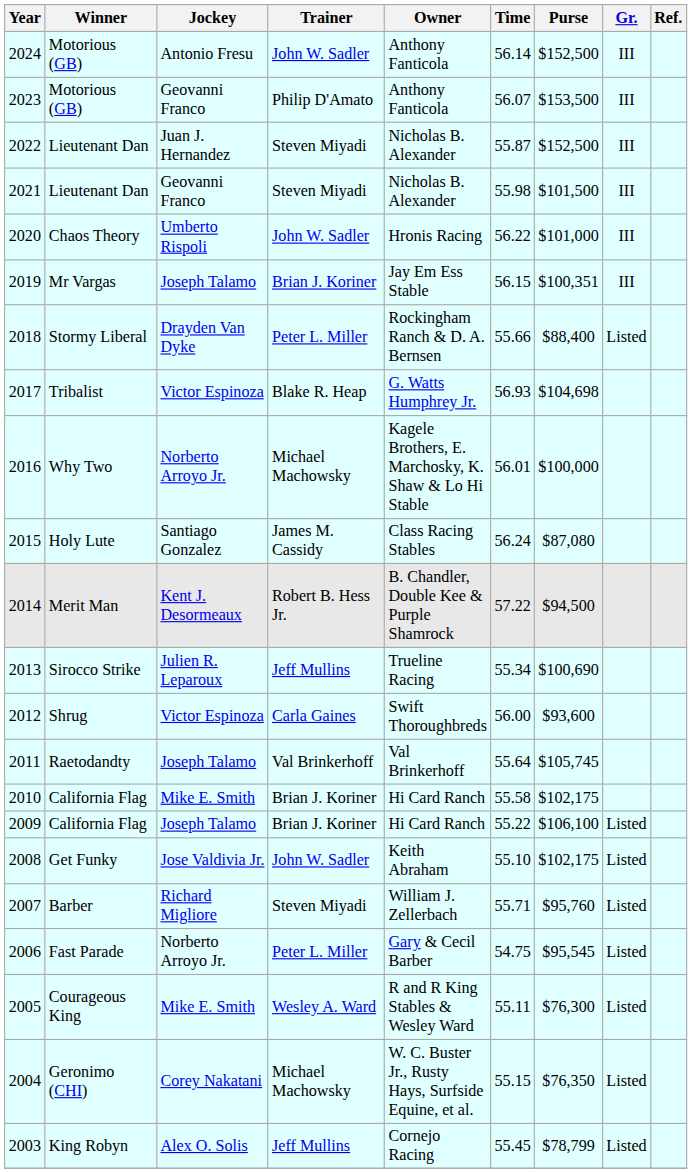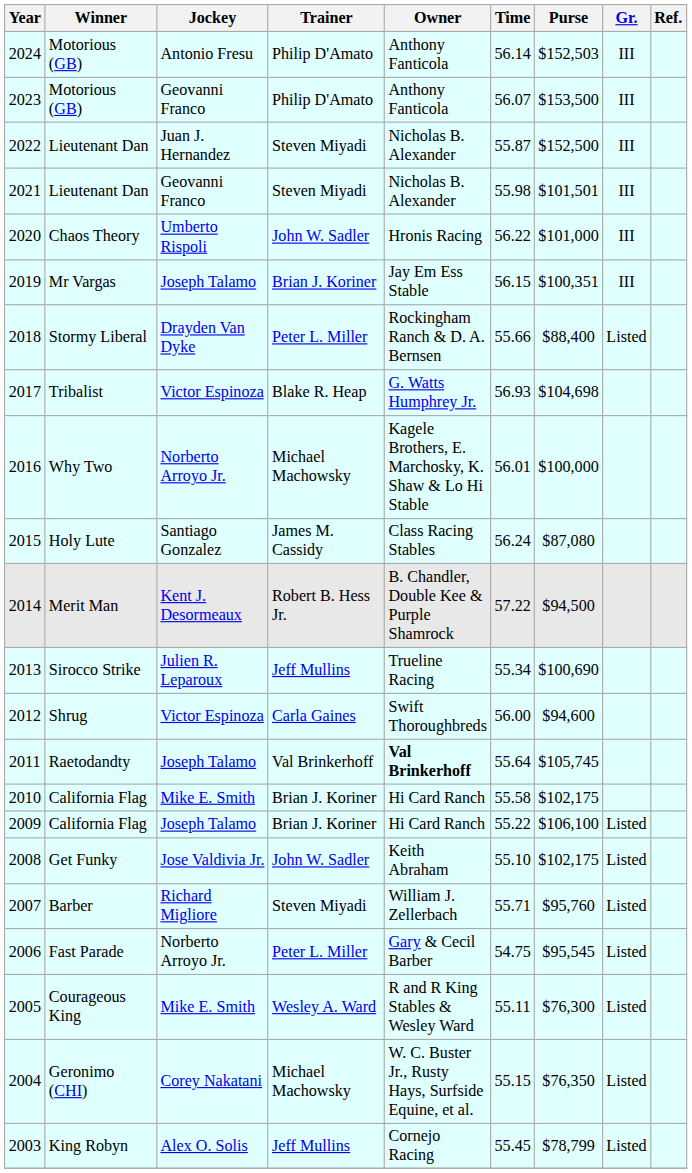(321, 54) John W. Sadler -> (323, 54) Philip D'Amato
(569, 54) $152,500 -> (569, 54) $152,503
(569, 191) $101,500 -> (569, 191) $101,501
(569, 716) $93,600 -> (569, 716) $94,600
(426, 761) normal -> (430, 761) bold
